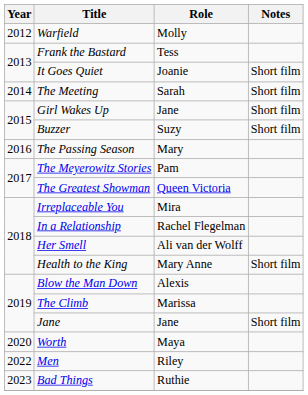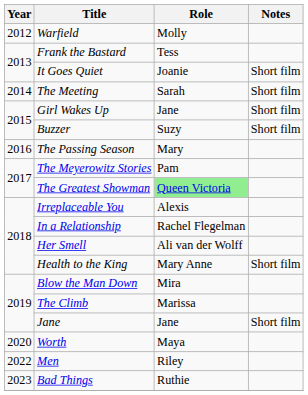(194, 187) no background -> (194, 187) lightgreen background
(169, 206) Mira -> (173, 206) Alexis
(173, 284) Alexis -> (169, 284) Mira
